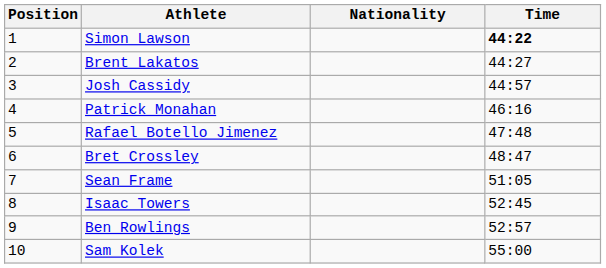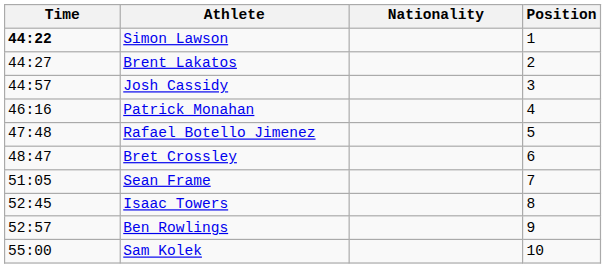columns swapped: (43, 17) <-> (542, 17)
